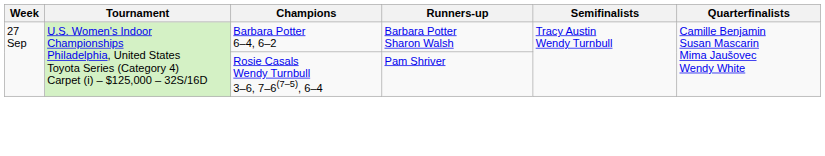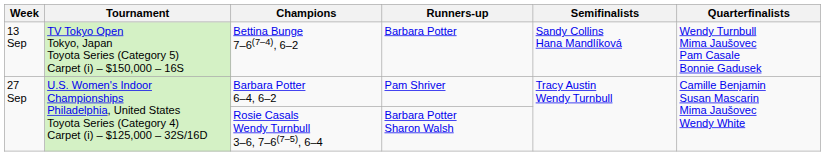+ row: (268, 38)
(421, 37) Barbara Potter Sharon Walsh -> (415, 86) Pam Shriver
(415, 61) Pam Shriver -> (421, 122) Barbara Potter Sharon Walsh
